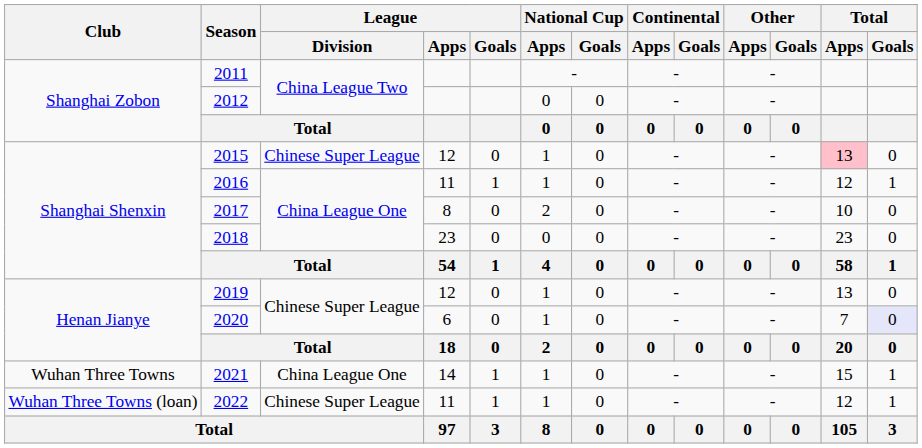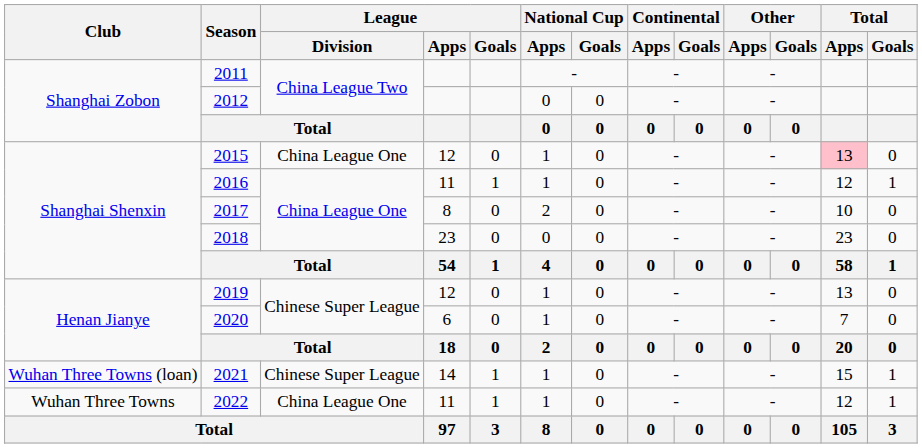(342, 155) Chinese Super League -> (342, 155) China League One
(892, 319) lavender background -> (892, 319) no background
(103, 374) Wuhan Three Towns -> (103, 374) Wuhan Three Towns (loan)
(342, 374) China League One -> (342, 374) Chinese Super League
(103, 401) Wuhan Three Towns (loan) -> (103, 401) Wuhan Three Towns
(342, 401) Chinese Super League -> (342, 401) China League One
